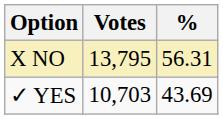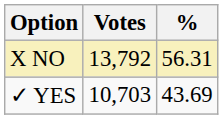(120, 58) 13,795 -> (120, 58) 13,792
